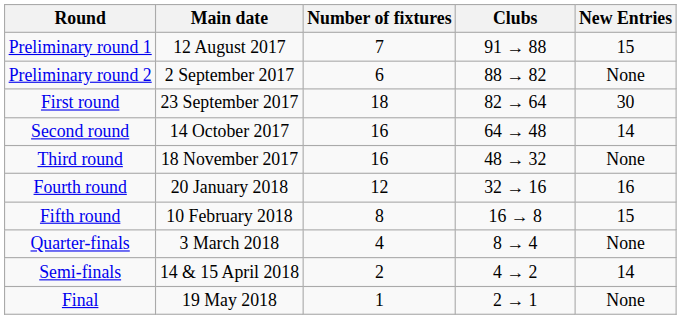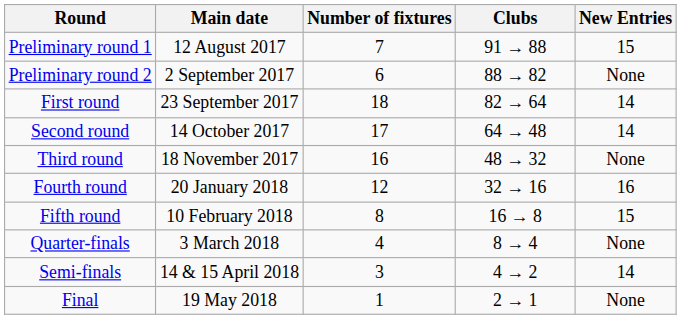(626, 103) 30 -> (626, 103) 14
(379, 131) 16 -> (379, 131) 17
(379, 272) 2 -> (379, 272) 3
